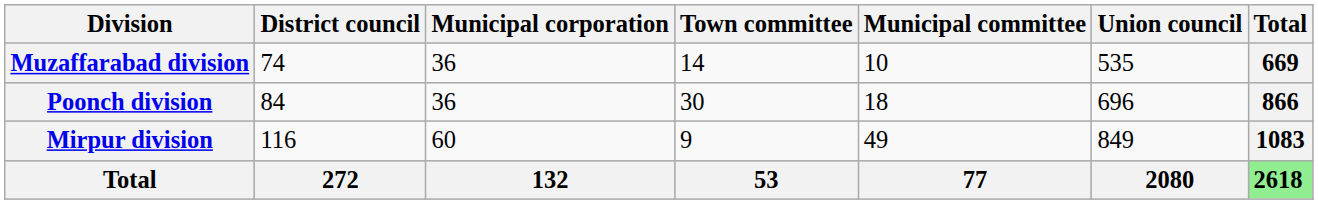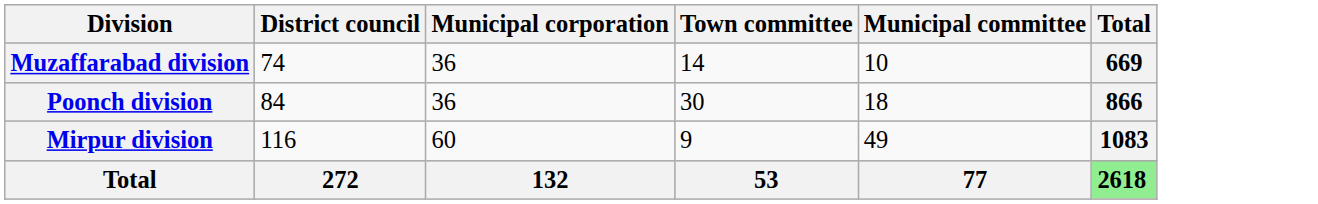- column: (1170, 23)
